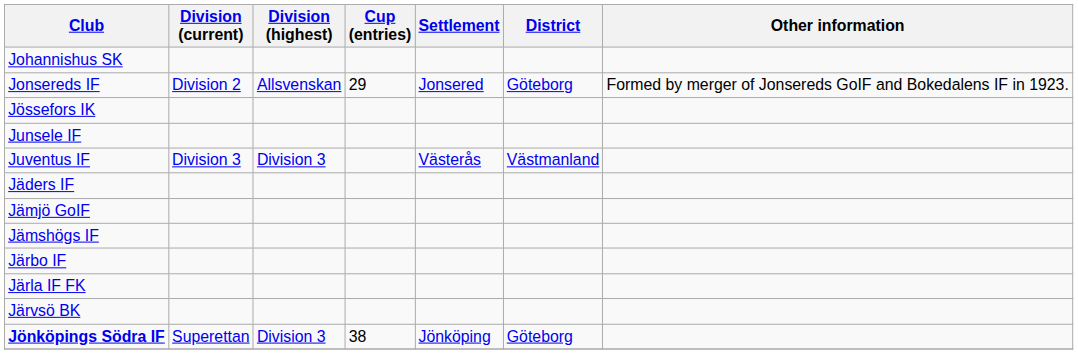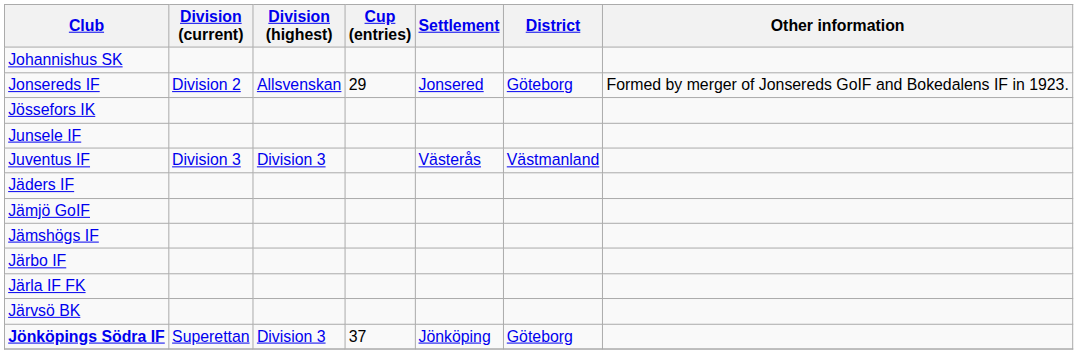(358, 336) 38 -> (358, 336) 37
